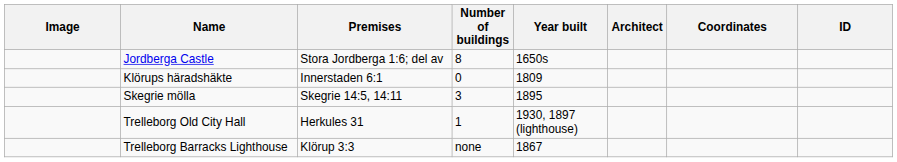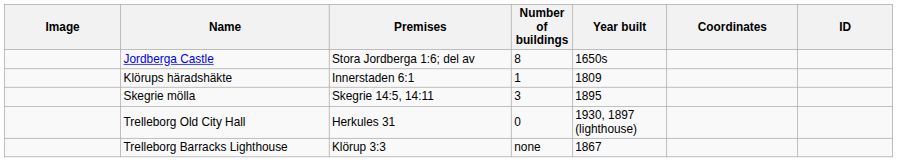- column: (637, 27)
(458, 78) 0 -> (518, 78) 1
(458, 122) 1 -> (518, 122) 0
